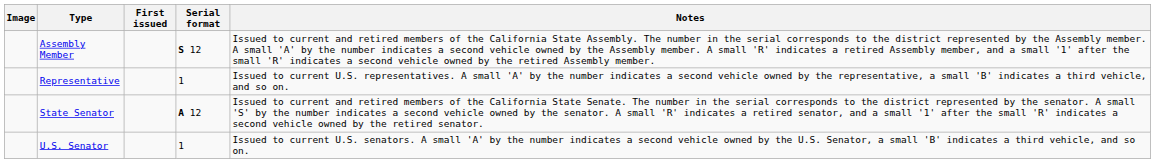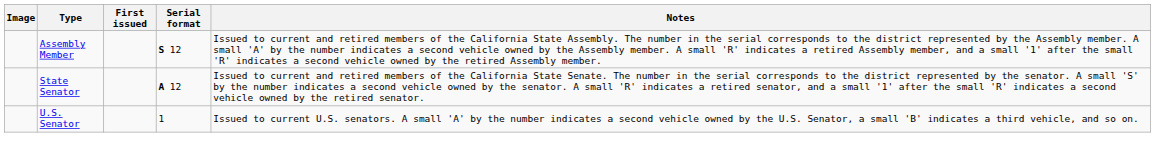- row: (80, 81)
